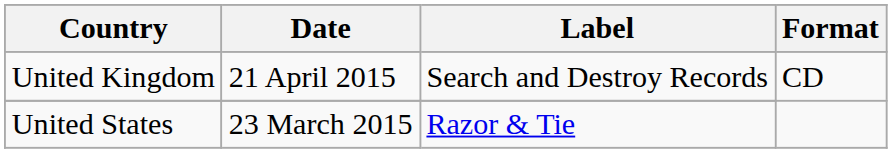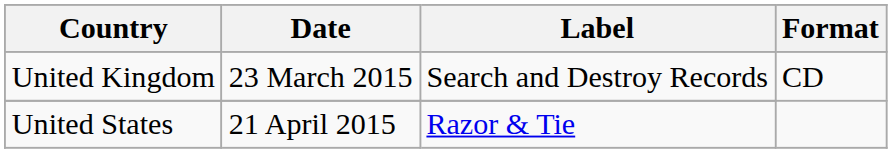(312, 76) 21 April 2015 -> (321, 76) 23 March 2015
(321, 123) 23 March 2015 -> (312, 123) 21 April 2015
